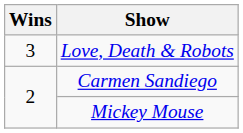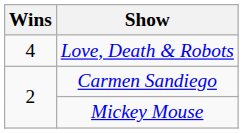(30, 50) 3 -> (30, 50) 4
